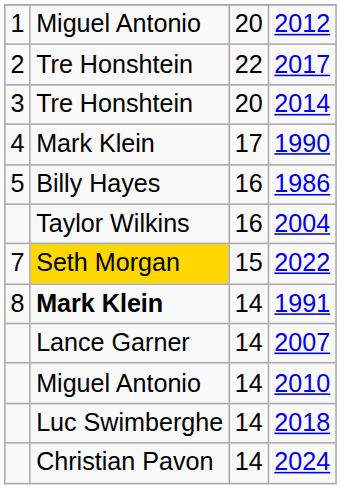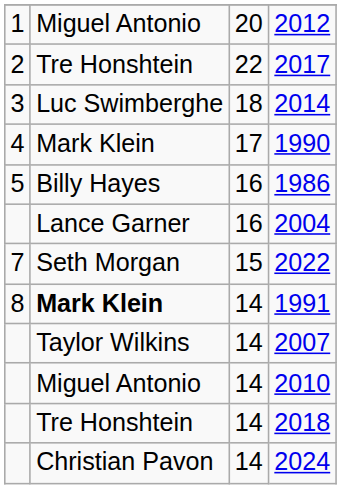(115, 104) Tre Honshtein -> (130, 104) Luc Swimberghe
(249, 104) 20 -> (249, 104) 18
(113, 223) Taylor Wilkins -> (113, 223) Lance Garner
(108, 263) gold background -> (108, 263) no background
(113, 343) Lance Garner -> (113, 343) Taylor Wilkins
(130, 422) Luc Swimberghe -> (115, 422) Tre Honshtein
